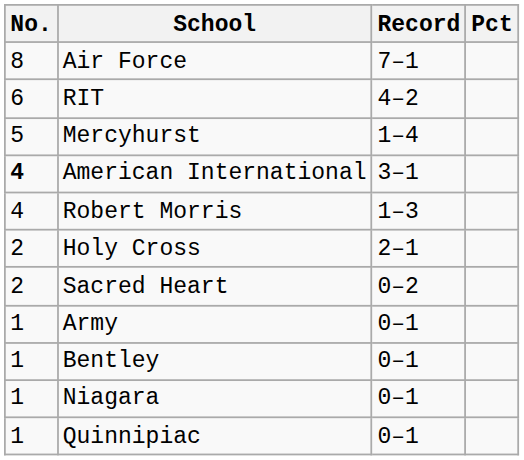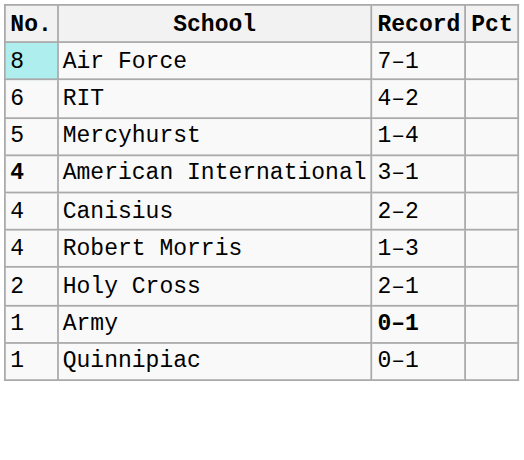(17, 61) no background -> (17, 61) paleturquoise background
+ row: (118, 211)
- row: (146, 286)
(398, 324) normal -> (398, 324) bold
- row: (111, 361)
- row: (111, 399)
